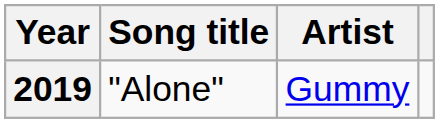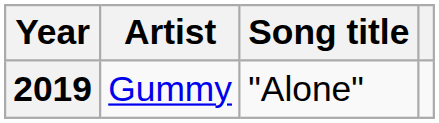columns swapped: (189, 32) <-> (347, 32)
